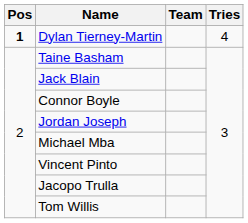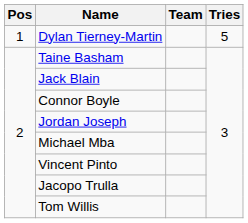(20, 36) bold -> (20, 36) normal
(225, 36) 4 -> (225, 36) 5
